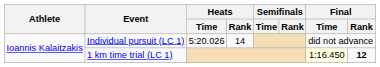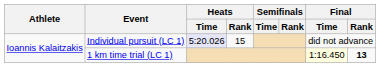(207, 41) no background -> (207, 41) lavender background
(240, 41) 14 -> (240, 41) 15
(362, 56) 12 -> (362, 56) 13
